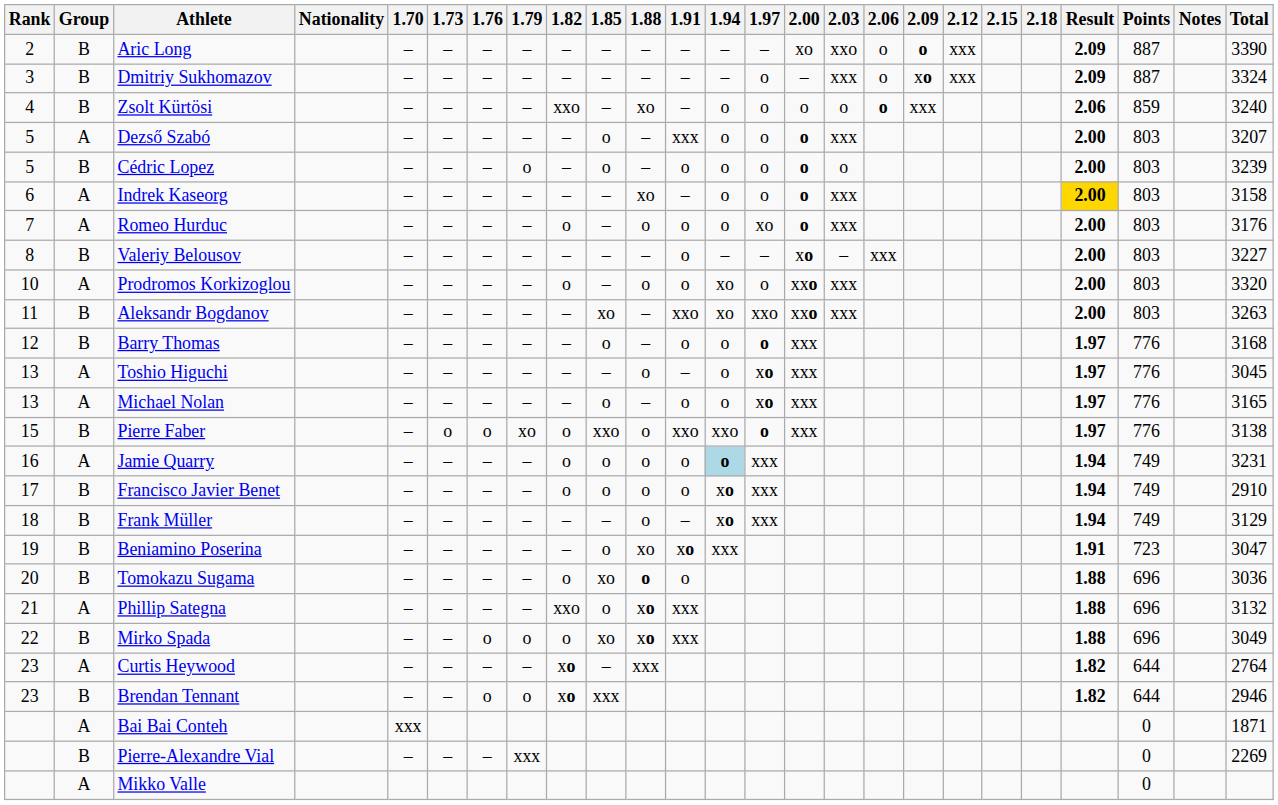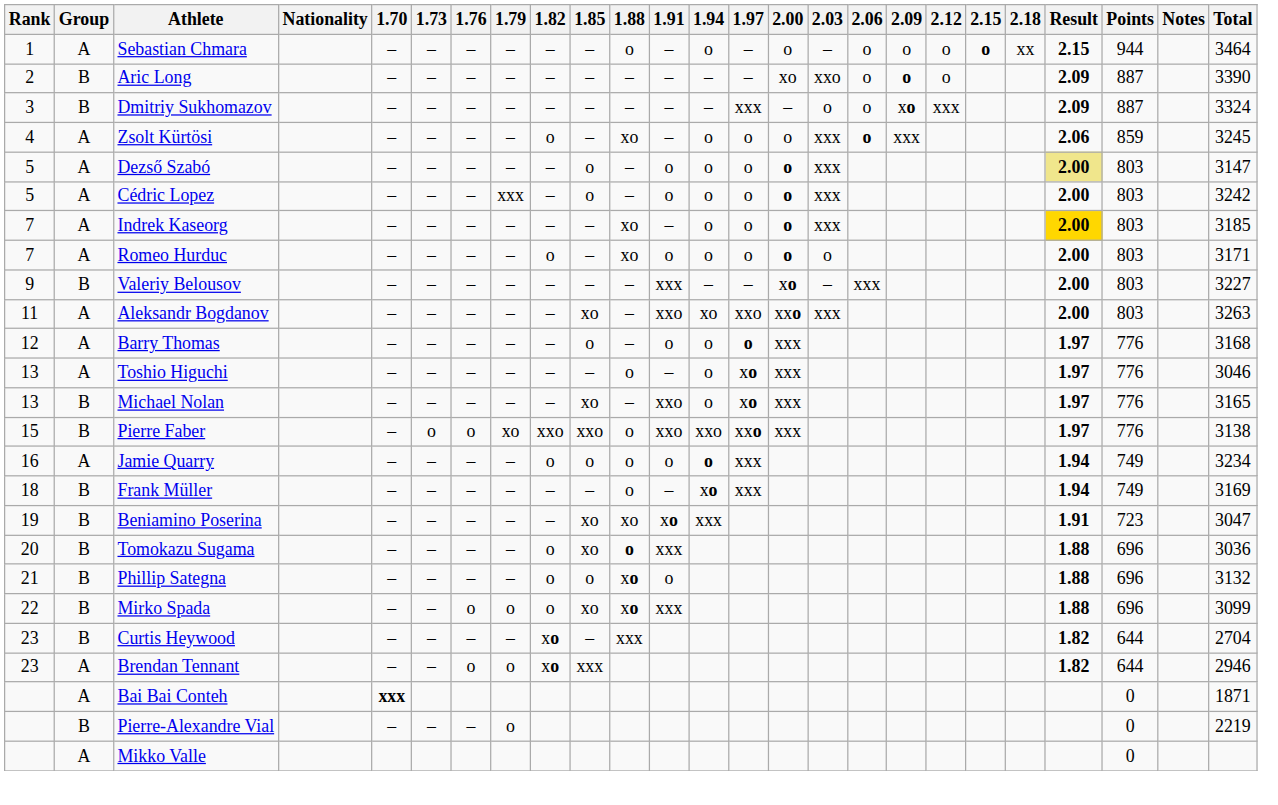+ row: (182, 49)
(963, 49) xxx -> (946, 78) o
(765, 78) o -> (748, 107) xxx
(844, 78) xxx -> (827, 107) o
(84, 107) B -> (84, 137) A
(567, 107) xxo -> (550, 137) o
(844, 107) o -> (827, 137) xxx
(1249, 107) 3240 -> (1233, 137) 3245
(685, 137) xxx -> (669, 166) o
(1090, 137) no background -> (1074, 166) khaki background
(1249, 137) 3207 -> (1233, 166) 3147
(84, 166) B -> (84, 196) A
(527, 166) o -> (511, 196) xxx
(844, 166) o -> (827, 196) xxx
(1249, 166) 3239 -> (1233, 196) 3242
(30, 196) 6 -> (30, 225) 7
(1249, 196) 3158 -> (1233, 225) 3185
(646, 225) o -> (629, 255) xo
(765, 225) xo -> (748, 255) o
(844, 225) xxx -> (827, 255) o
(1249, 225) 3176 -> (1233, 255) 3171
(30, 255) 8 -> (30, 284) 9
(685, 255) o -> (669, 284) xxx
- row: (204, 284)
(84, 314) B -> (84, 314) A
(84, 343) B -> (84, 343) A
(1249, 373) 3045 -> (1233, 373) 3046
(84, 402) A -> (84, 402) B
(606, 402) o -> (590, 402) xo
(685, 402) o -> (669, 402) xxo
(567, 431) o -> (550, 431) xxo
(765, 431) o -> (748, 431) xxo
(725, 461) lightblue background -> (709, 461) no background
(1249, 461) 3231 -> (1233, 461) 3234
- row: (199, 490)
(1249, 520) 3129 -> (1233, 490) 3169
(606, 549) o -> (590, 520) xo
(685, 579) o -> (669, 549) xxx
(84, 608) A -> (84, 579) B
(567, 608) xxo -> (550, 579) o
(685, 608) xxx -> (669, 579) o
(1249, 638) 3049 -> (1233, 608) 3099
(84, 667) A -> (84, 638) B
(1249, 667) 2764 -> (1233, 638) 2704
(84, 696) B -> (84, 667) A
(408, 726) normal -> (392, 696) bold
(527, 755) xxx -> (511, 726) o
(1249, 755) 2269 -> (1233, 726) 2219
